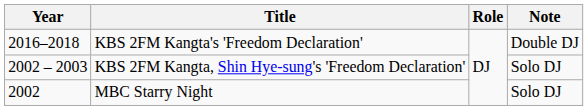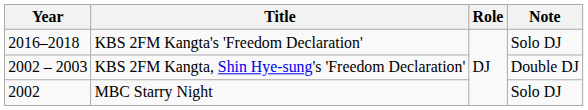(545, 42) Double DJ -> (536, 42) Solo DJ
(536, 67) Solo DJ -> (545, 67) Double DJ
